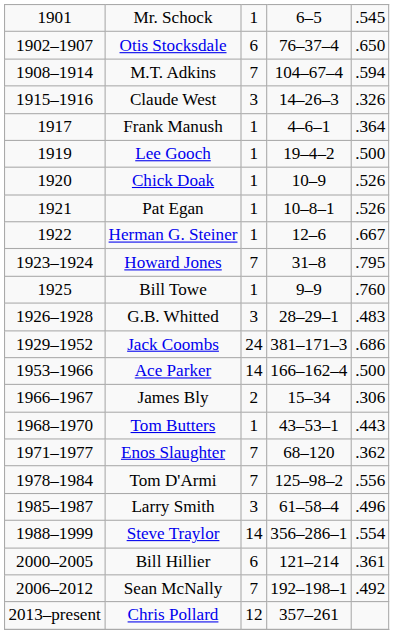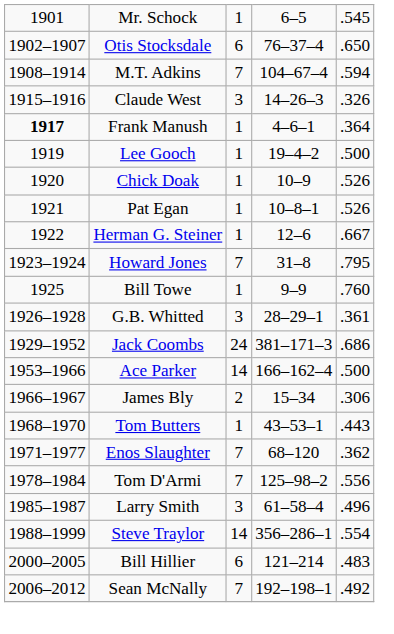(55, 126) normal -> (47, 126) bold
(370, 316) .483 -> (355, 316) .361
(370, 561) .361 -> (355, 561) .483
- row: (173, 615)
